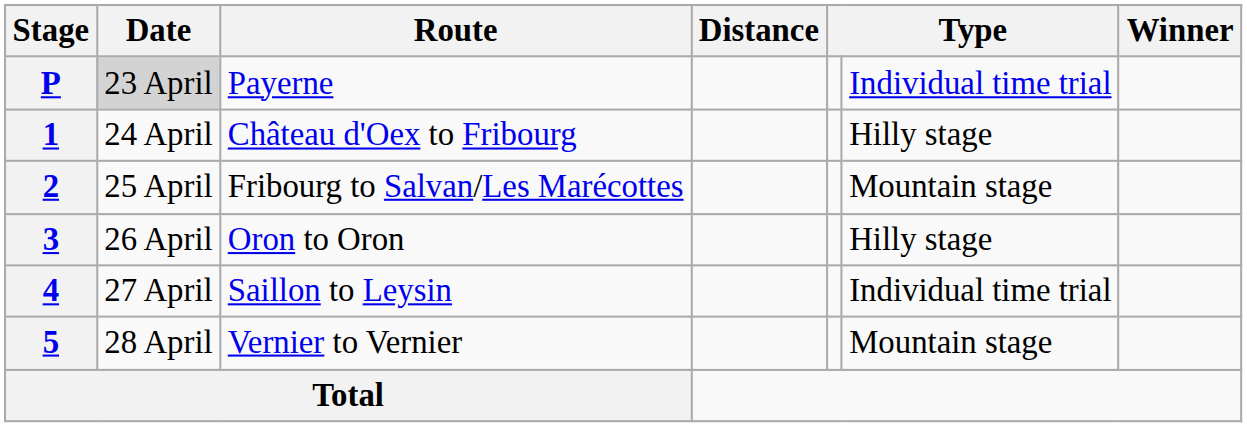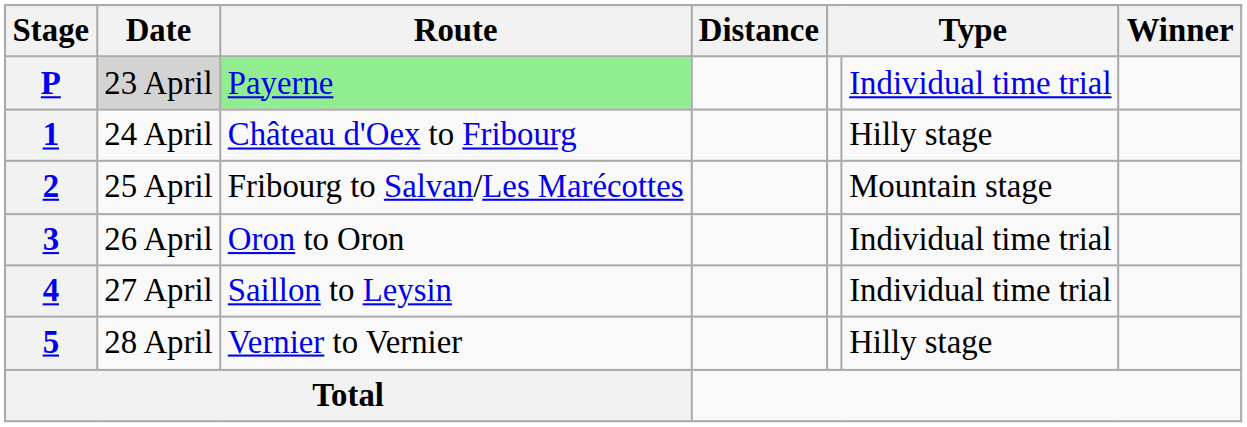(281, 82) no background -> (281, 82) lightgreen background
(921, 238) Hilly stage -> (980, 238) Individual time trial
(951, 342) Mountain stage -> (921, 342) Hilly stage
